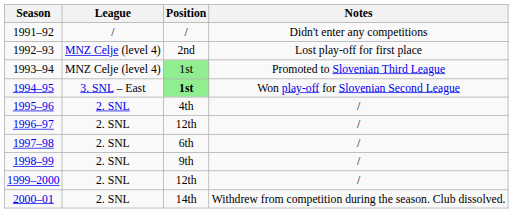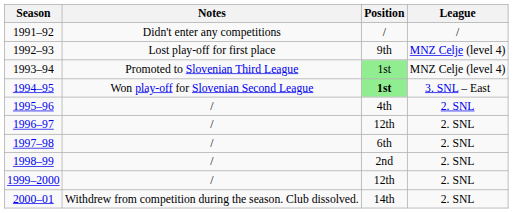columns swapped: (113, 13) <-> (359, 13)
(186, 50) 2nd -> (384, 50) 9th
(186, 161) 9th -> (384, 161) 2nd
